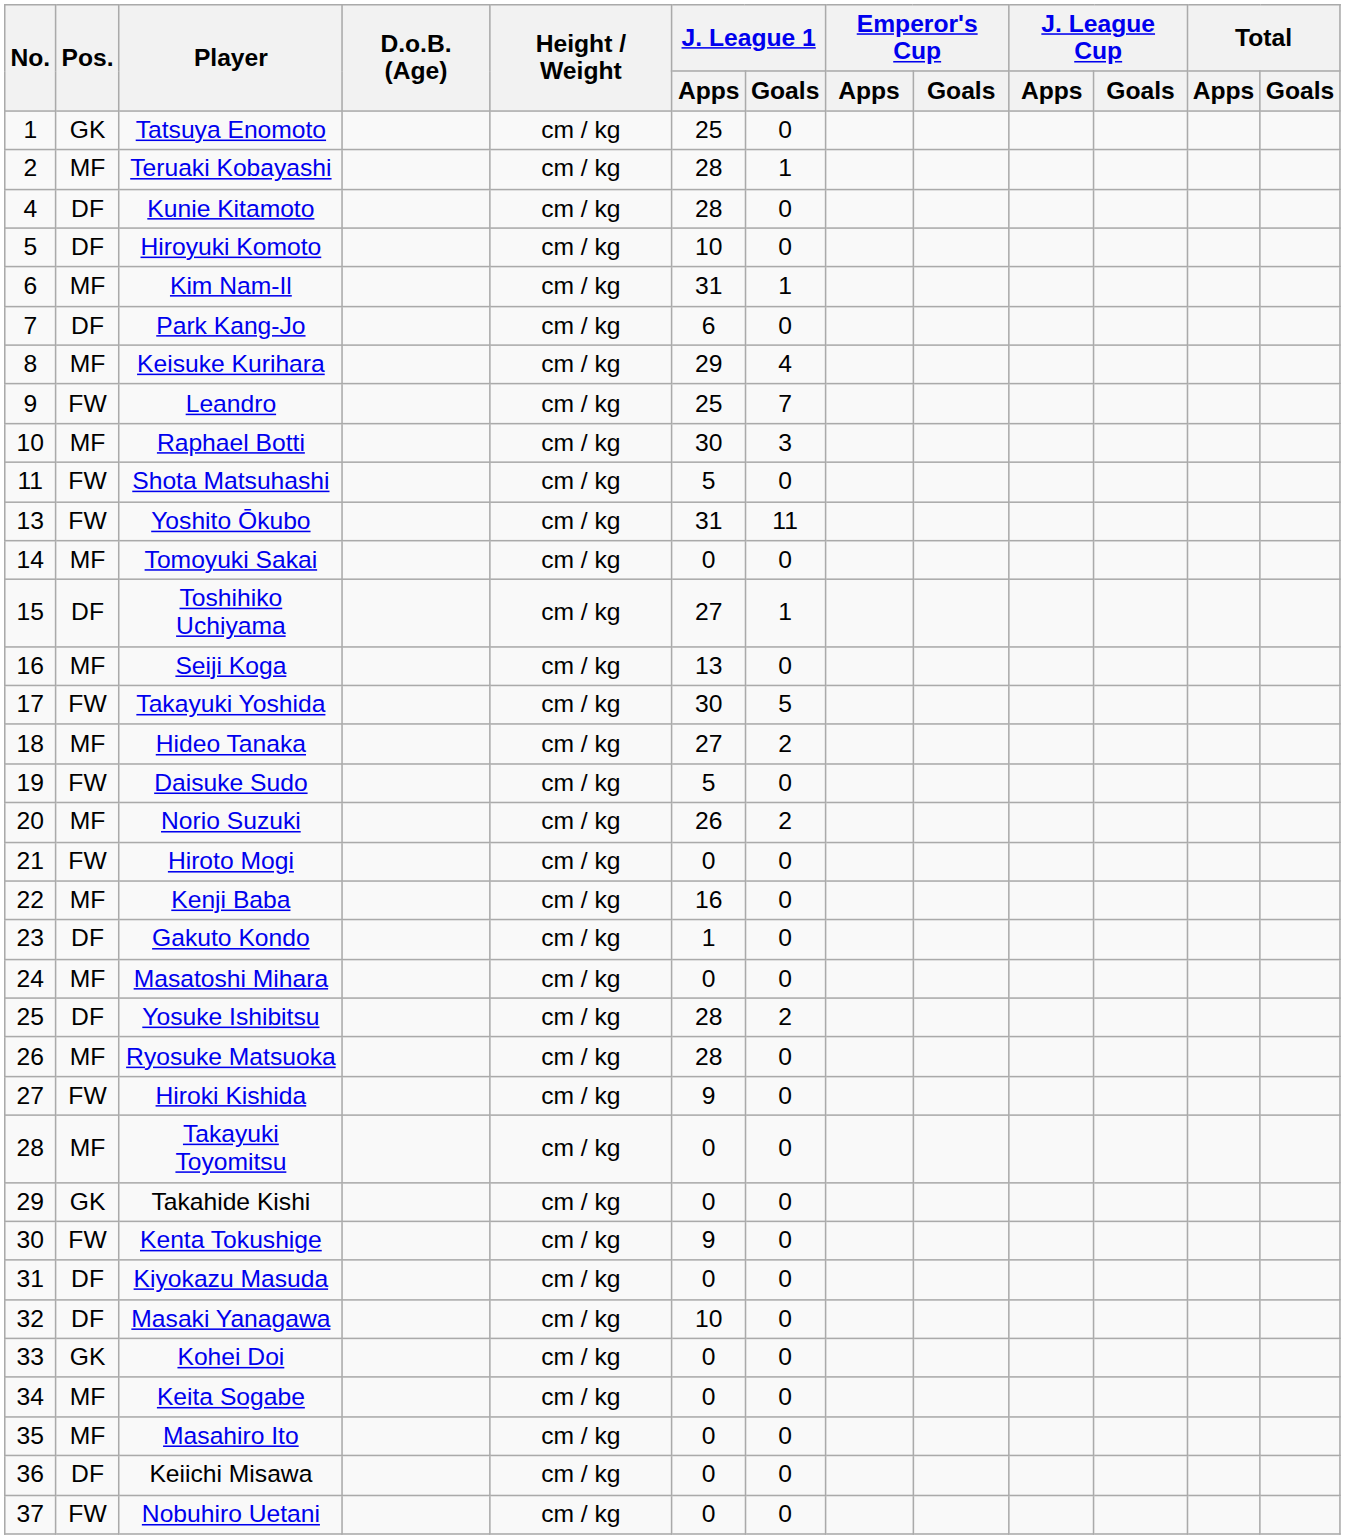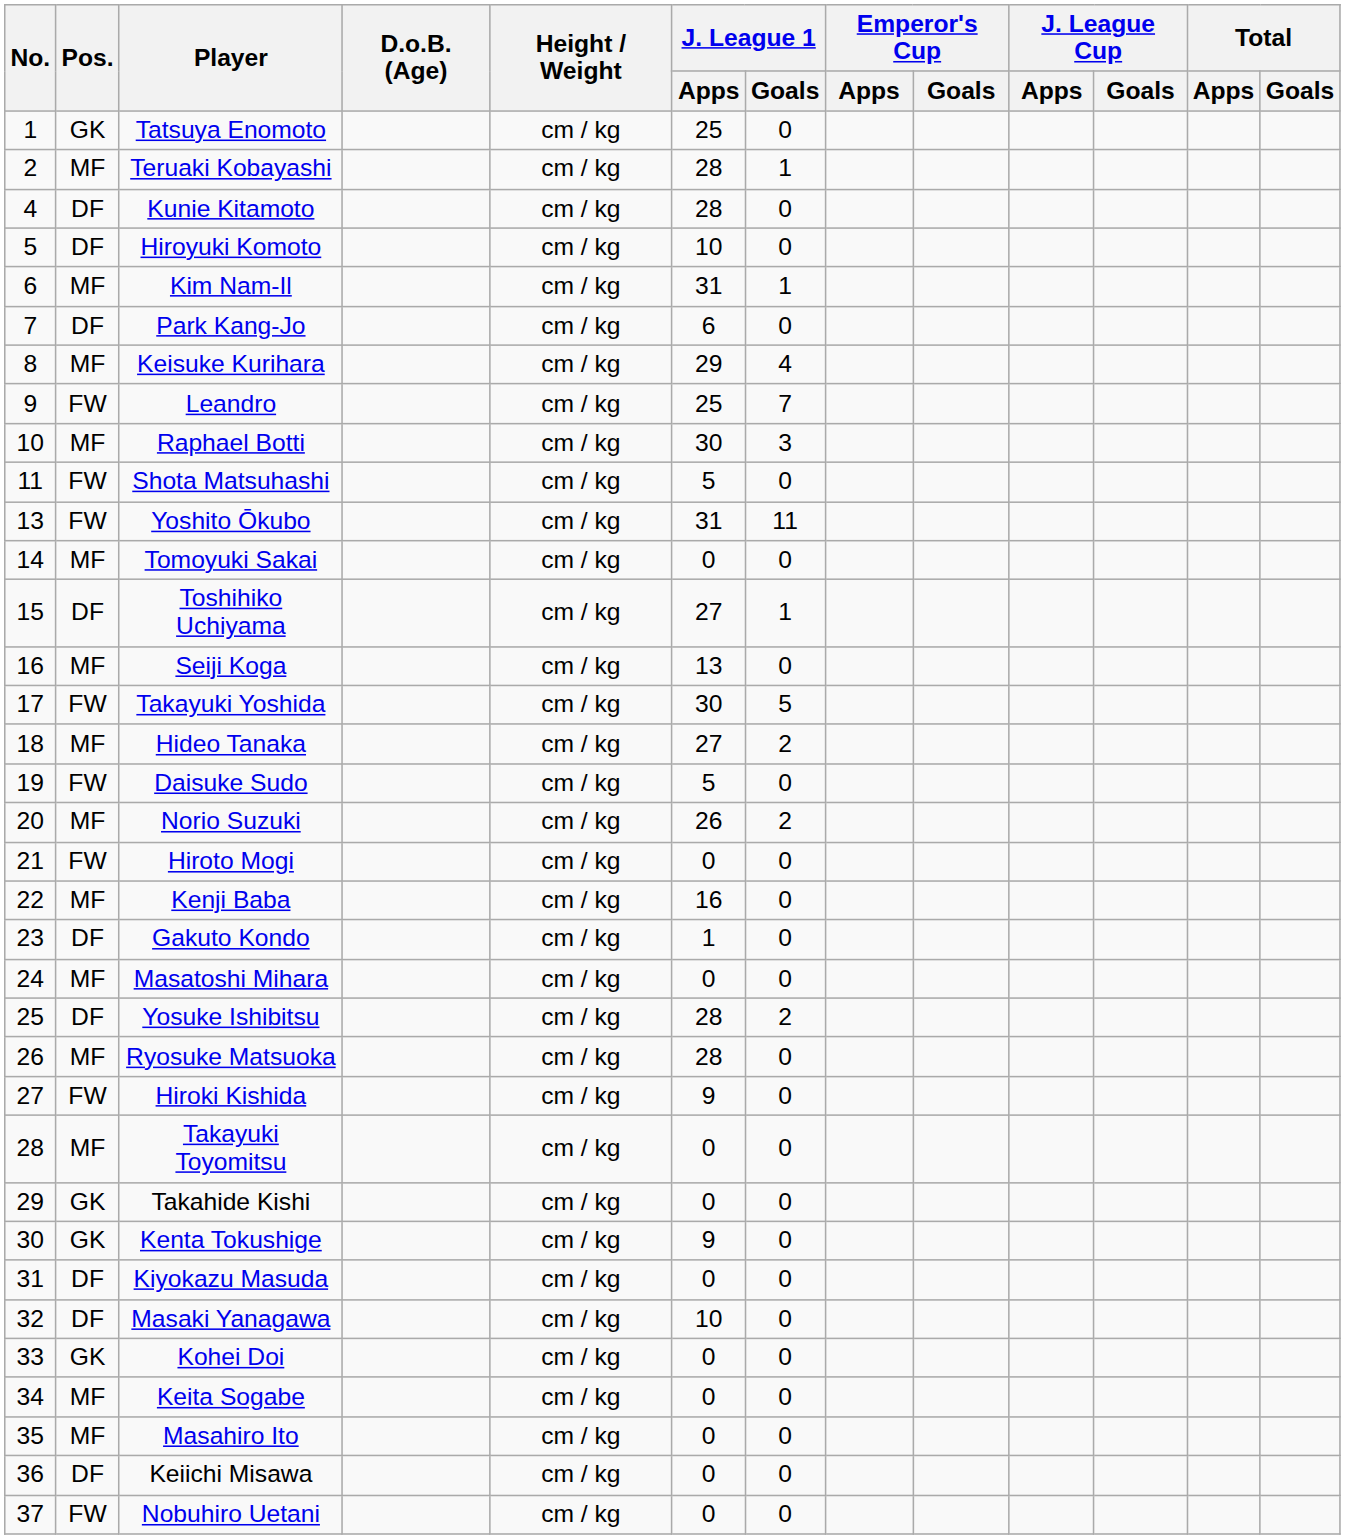(88, 1240) FW -> (88, 1240) GK
